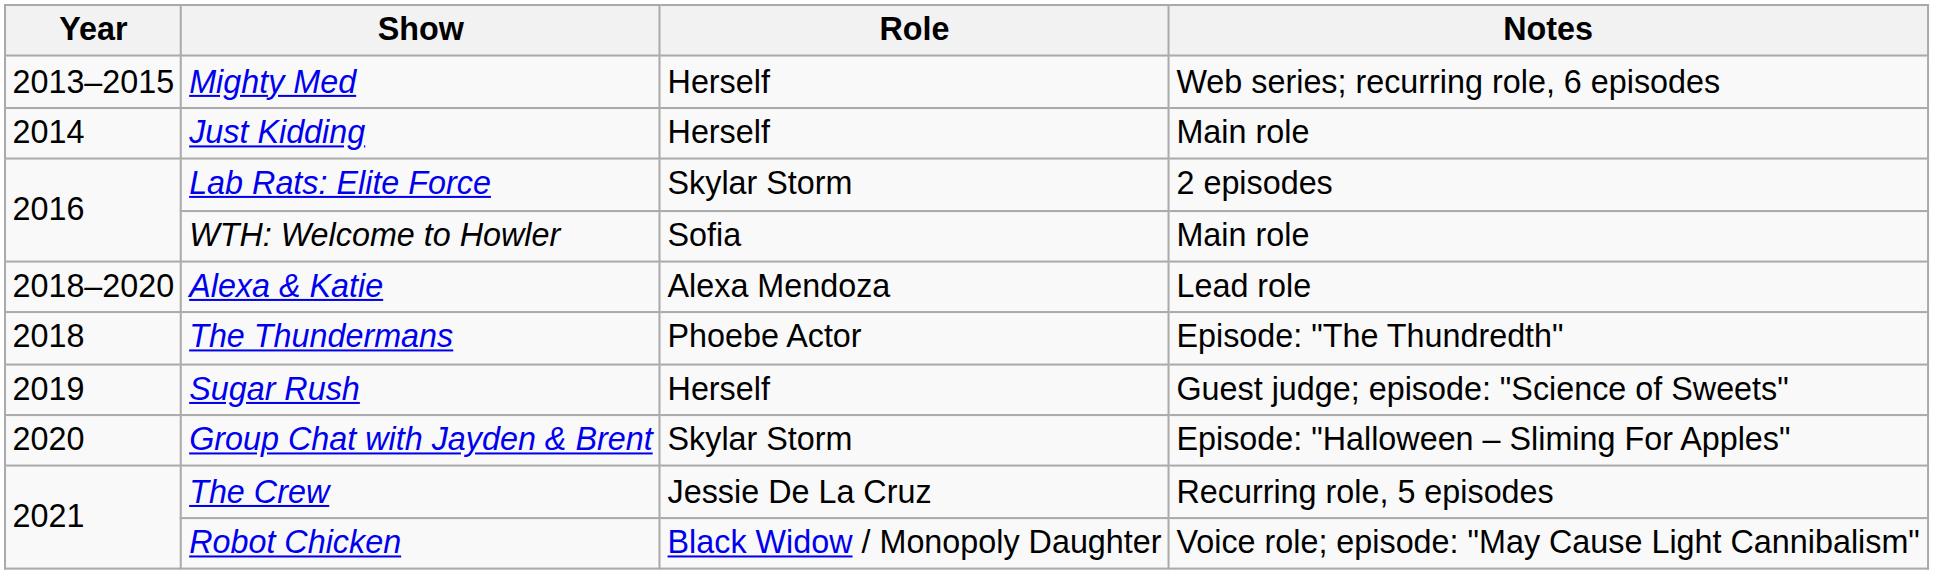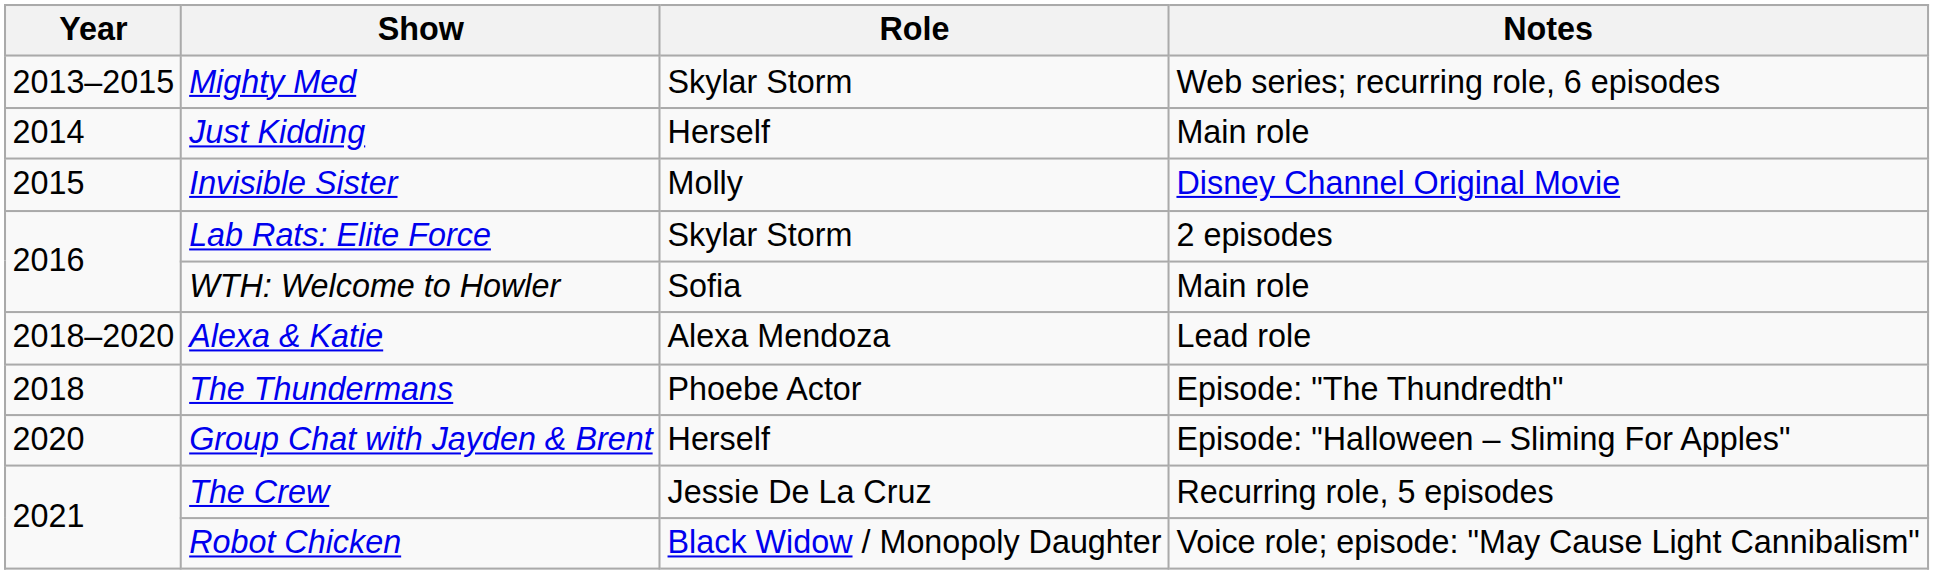(719, 81) Herself -> (760, 81) Skylar Storm
+ row: (293, 183)
- row: (274, 388)
(760, 440) Skylar Storm -> (719, 440) Herself
